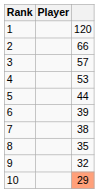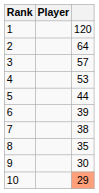(83, 46) 66 -> (83, 46) 64
(83, 163) 32 -> (83, 163) 30
